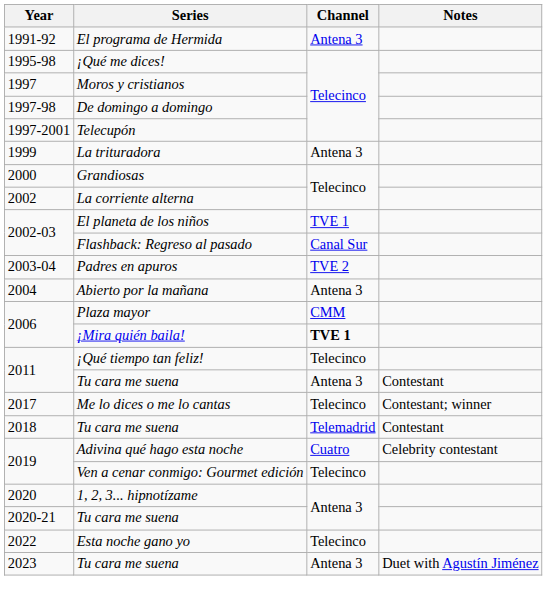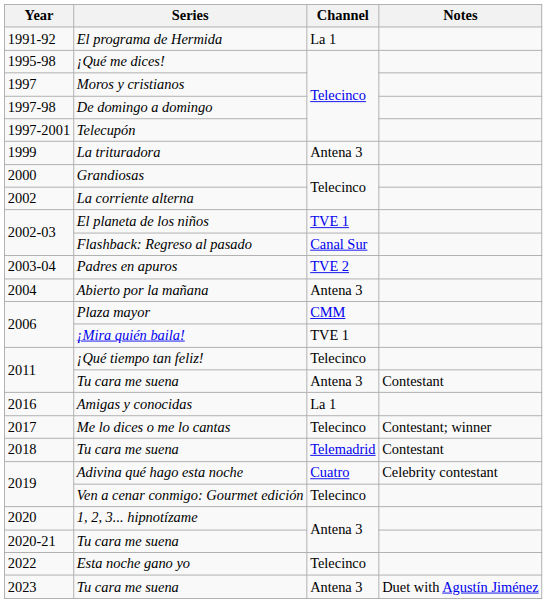(336, 38) Antena 3 -> (323, 38) La 1
(330, 335) bold -> (330, 335) normal
+ row: (22, 404)
